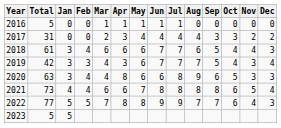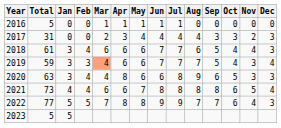(272, 37) 2 -> (272, 37) 3
(49, 63) 42 -> (49, 63) 59
(107, 63) no background -> (107, 63) lightsalmon background
(125, 63) 3 -> (125, 63) 6
